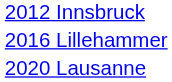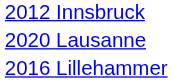rows swapped: (86, 40) <-> (75, 68)
